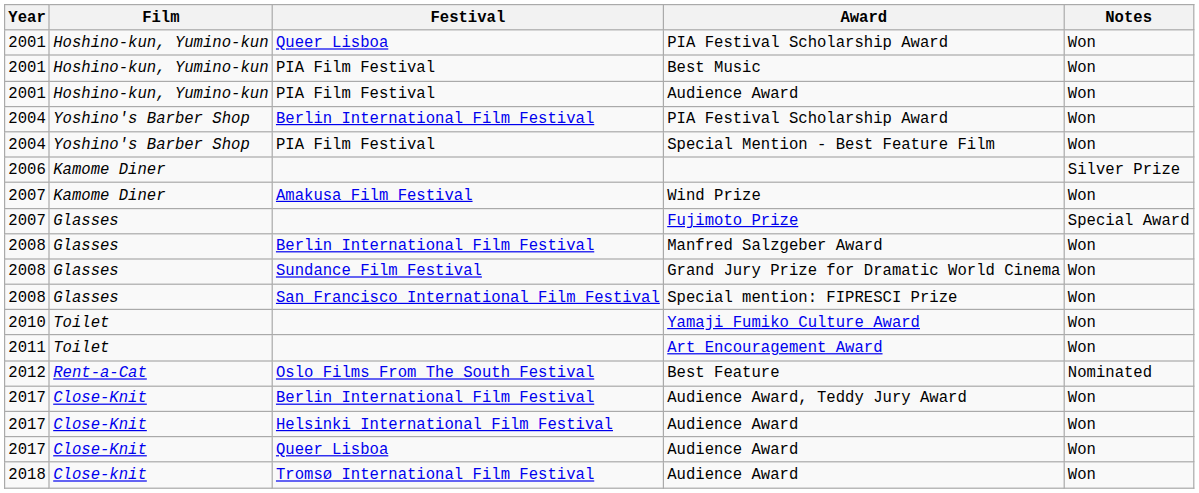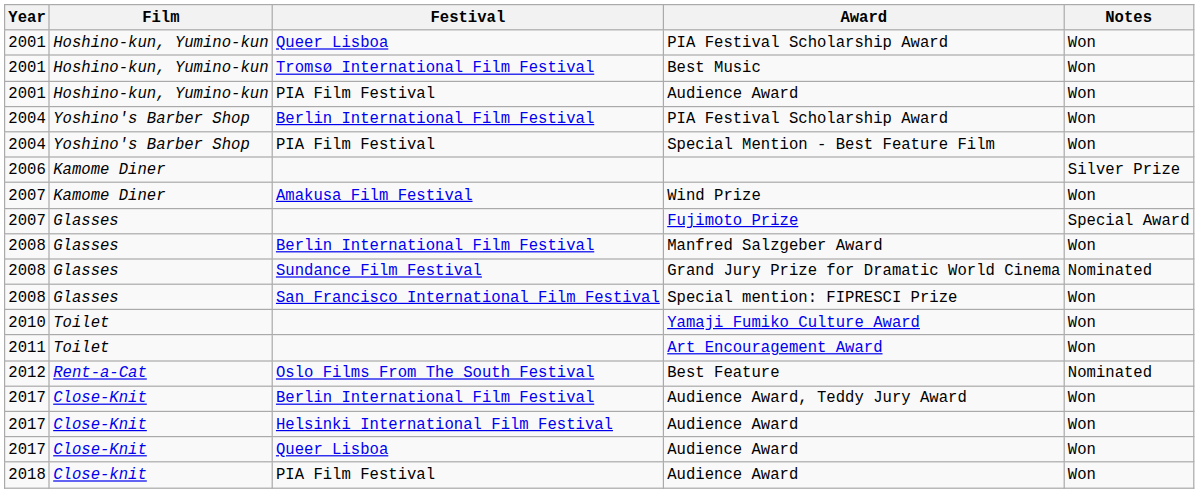(356, 68) PIA Film Festival -> (435, 68) Tromsø International Film Festival
(1082, 272) Won -> (1110, 272) Nominated
(435, 475) Tromsø International Film Festival -> (356, 475) PIA Film Festival
